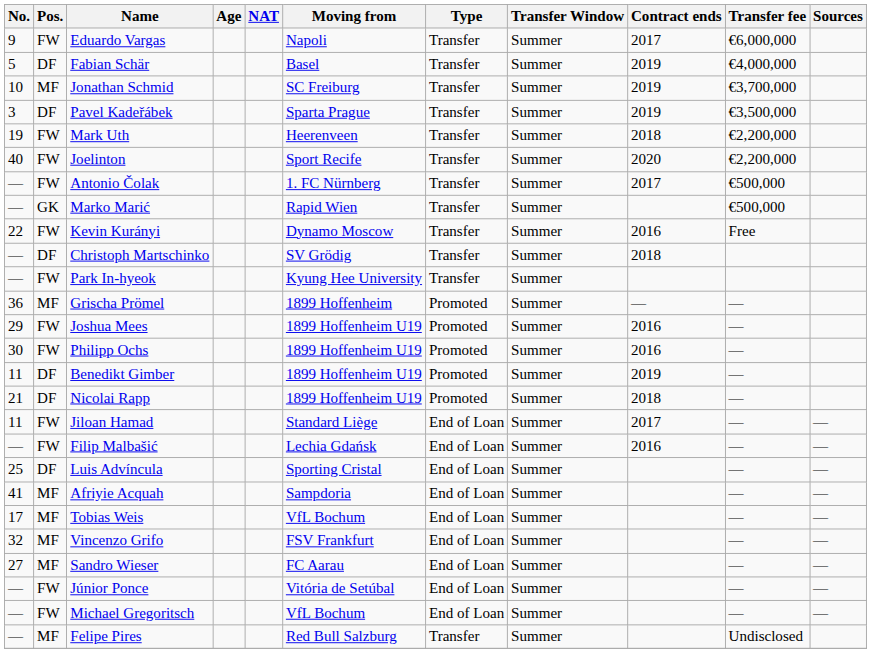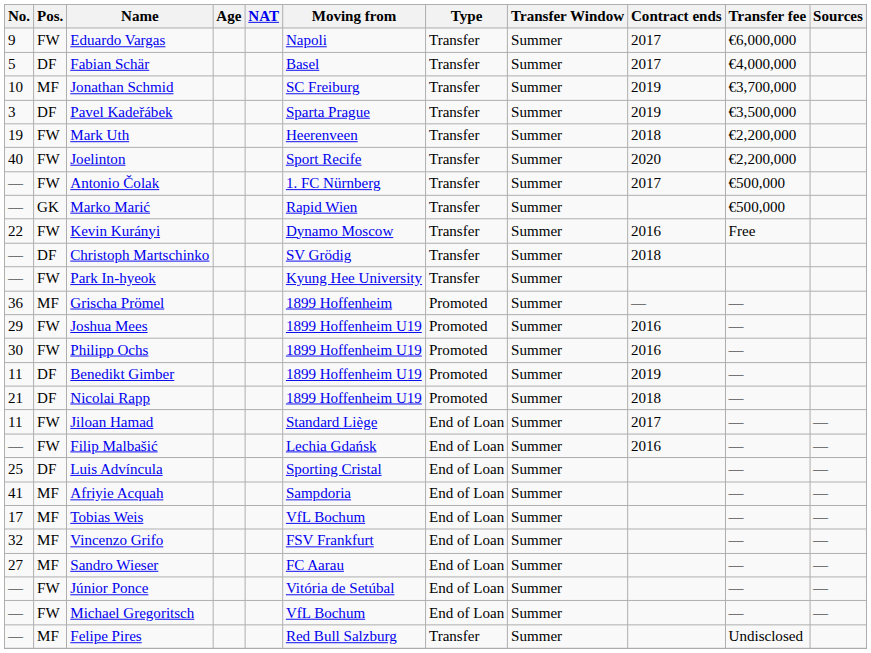(646, 64) 2019 -> (646, 64) 2017
